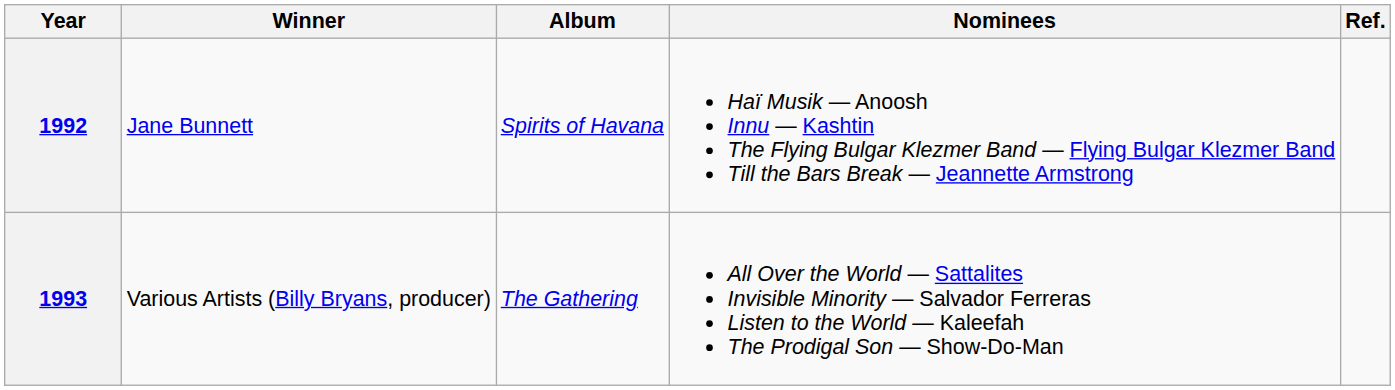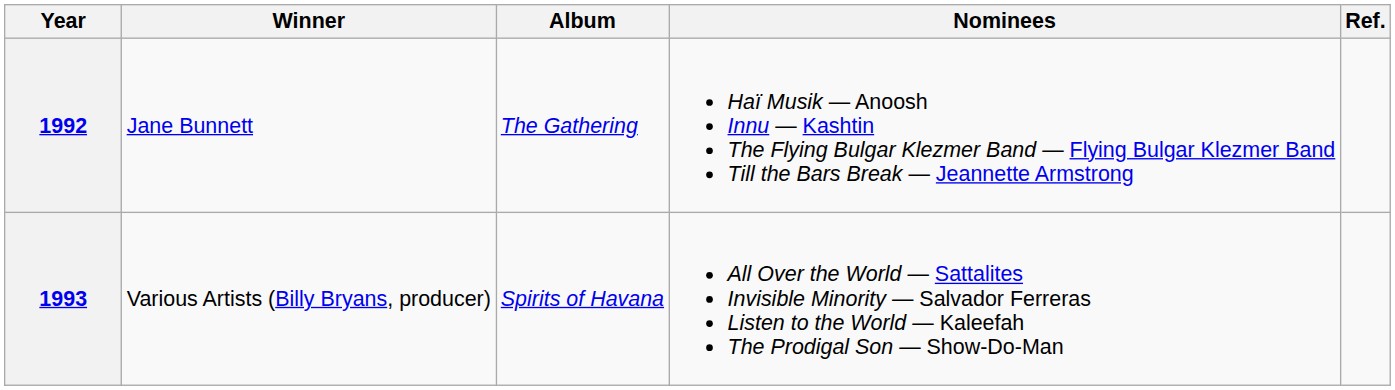(582, 125) Spirits of Havana -> (569, 125) The Gathering
(569, 298) The Gathering -> (582, 298) Spirits of Havana
